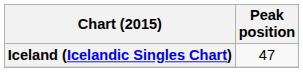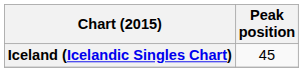(267, 55) 47 -> (267, 55) 45
